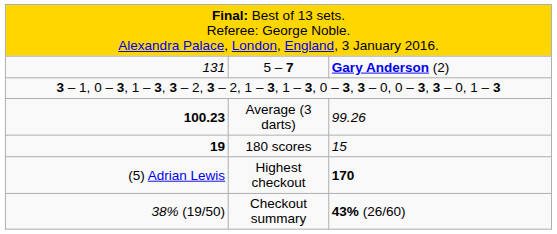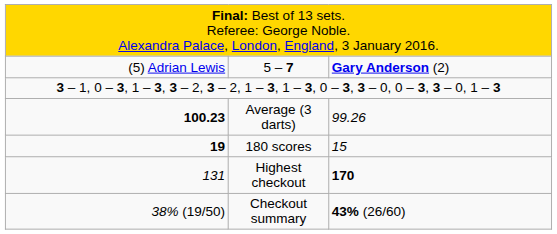(214, 67) 131 -> (177, 67) (5) Adrian Lewis
(177, 175) (5) Adrian Lewis -> (214, 175) 131
